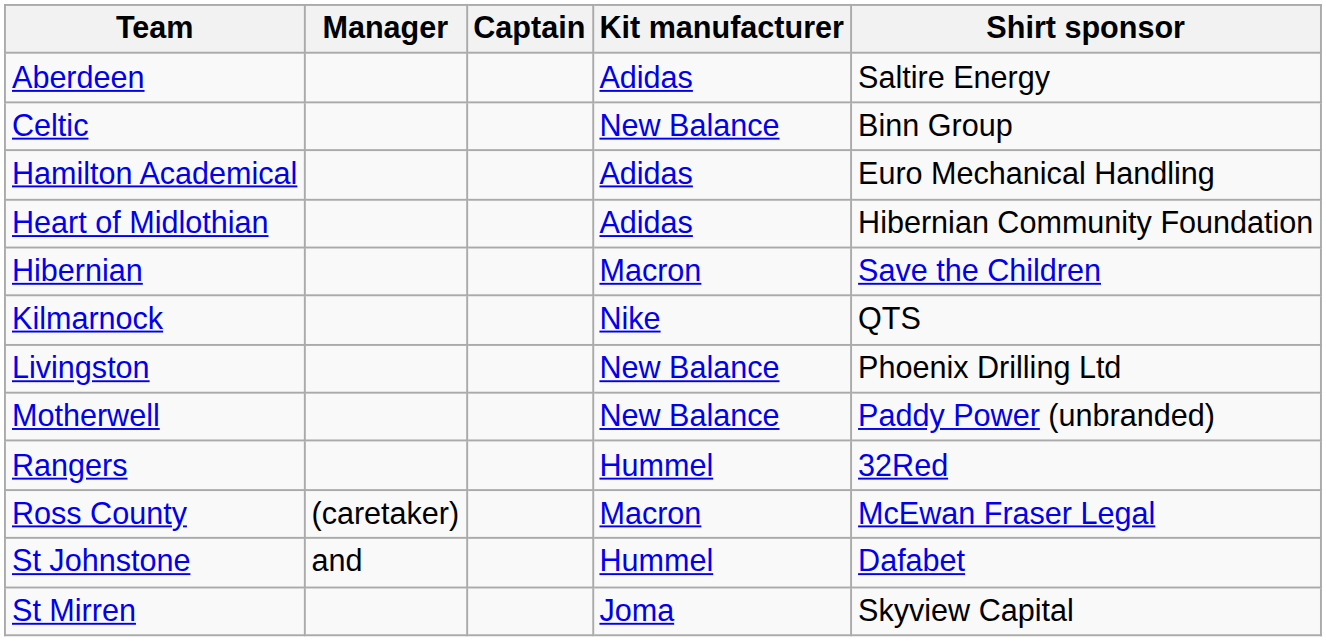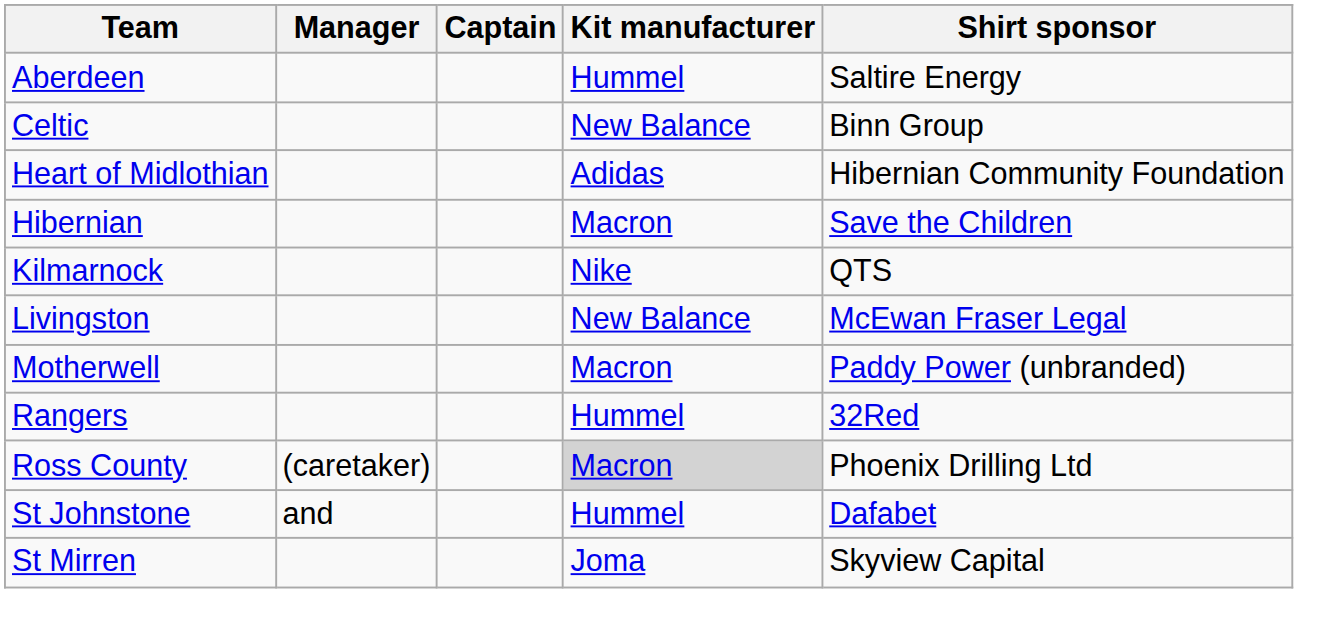(646, 77) Adidas -> (627, 77) Hummel
- row: (155, 174)
(990, 367) Phoenix Drilling Ltd -> (978, 319) McEwan Fraser Legal
(689, 416) New Balance -> (622, 367) Macron
(650, 513) no background -> (622, 464) lightgrey background
(1007, 513) McEwan Fraser Legal -> (961, 464) Phoenix Drilling Ltd
